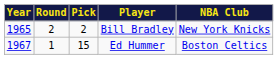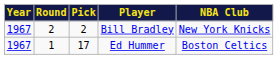(19, 29) 1965 -> (19, 29) 1967
(84, 46) 15 -> (84, 46) 17
